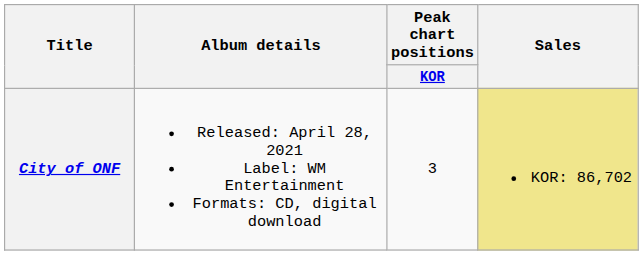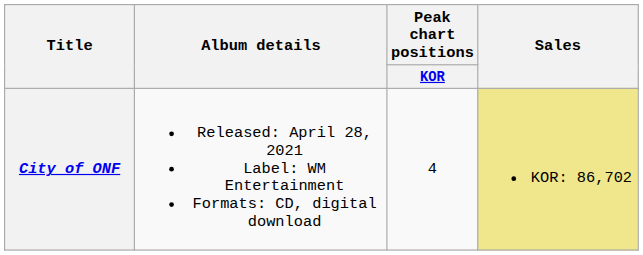(432, 169) 3 -> (432, 169) 4
